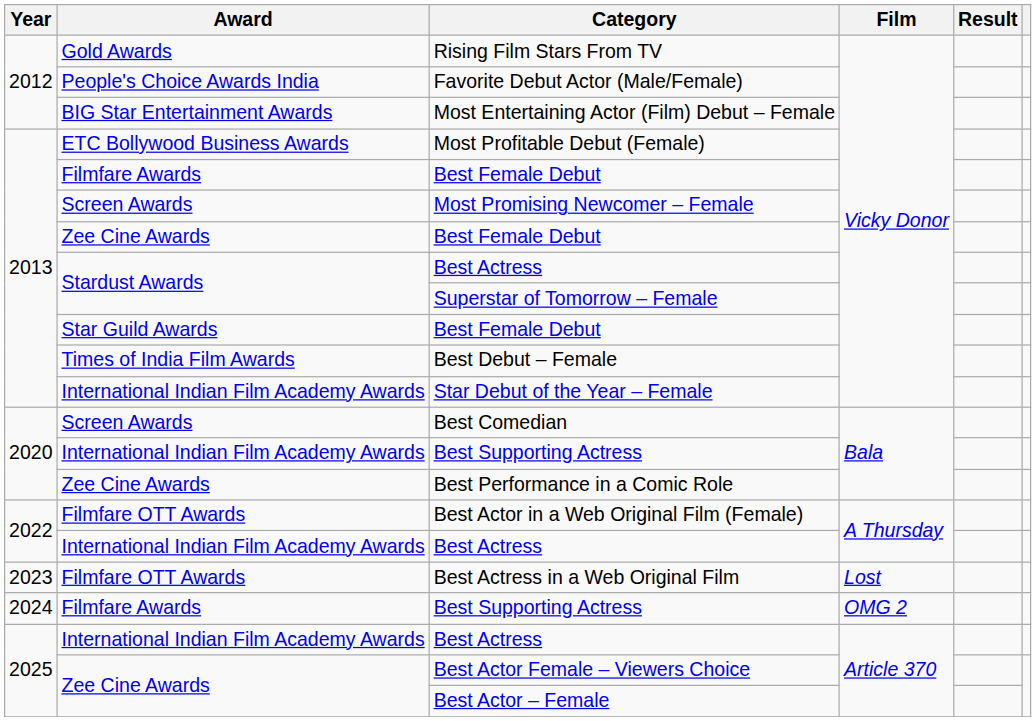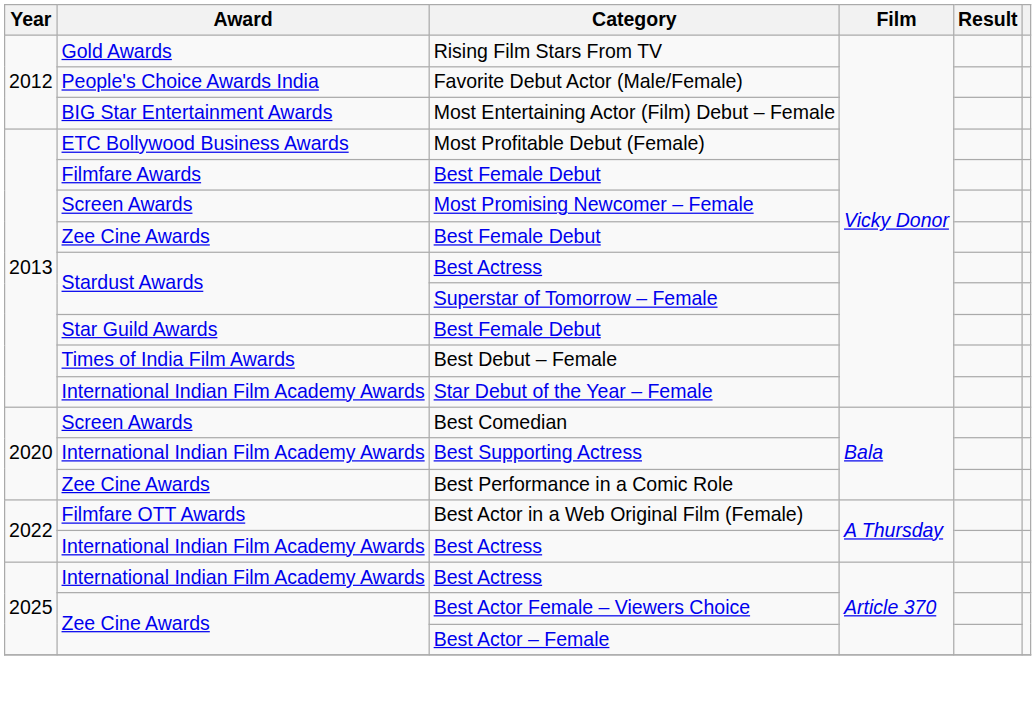- row: (153, 577)
- row: (131, 608)
